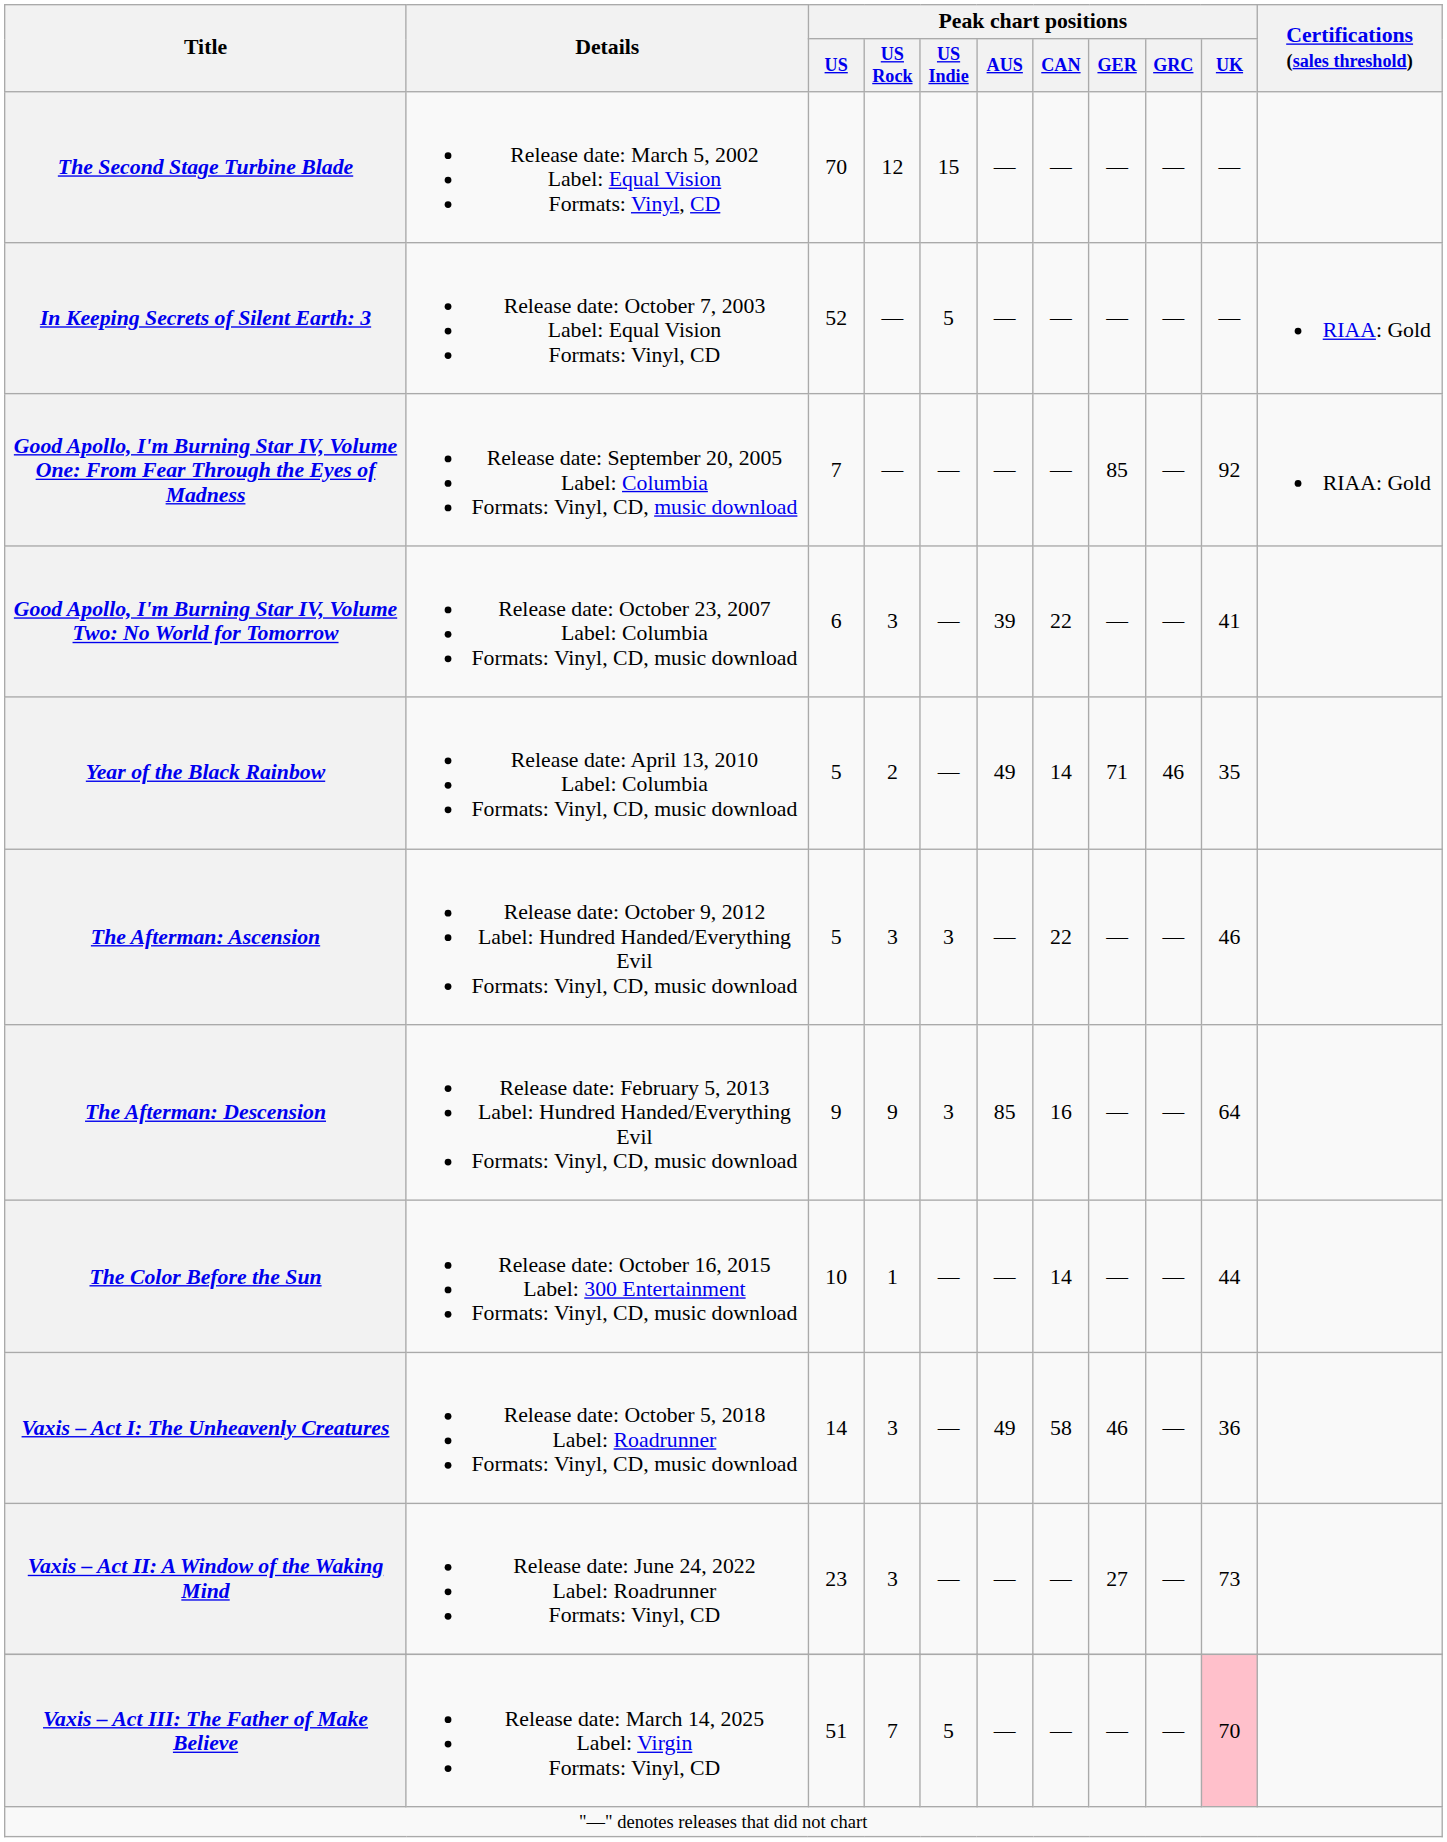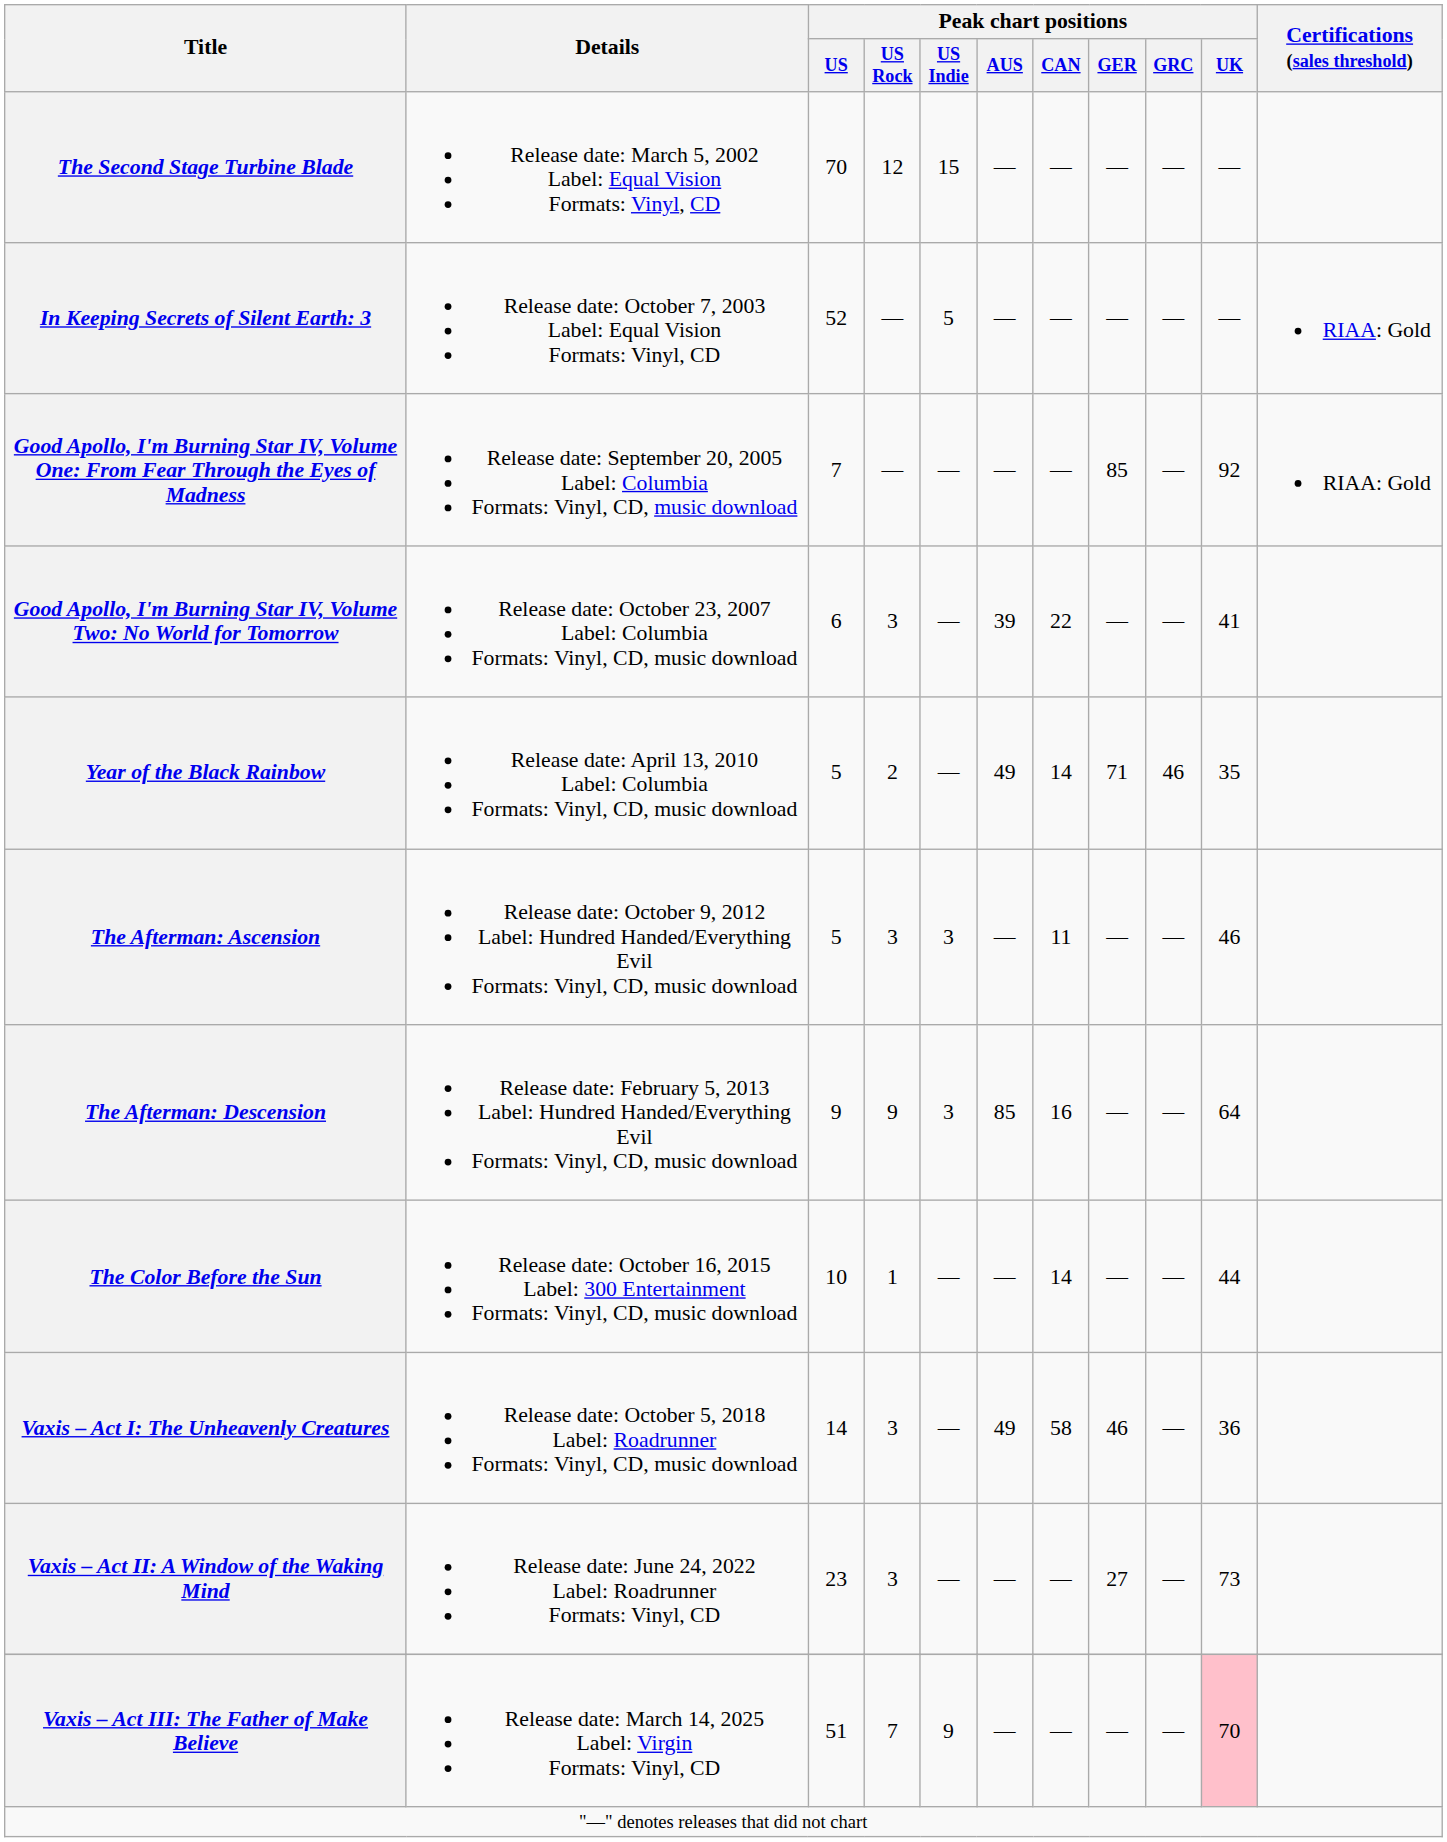(1061, 936) 22 -> (1061, 936) 11
(949, 1730) 5 -> (949, 1730) 9
